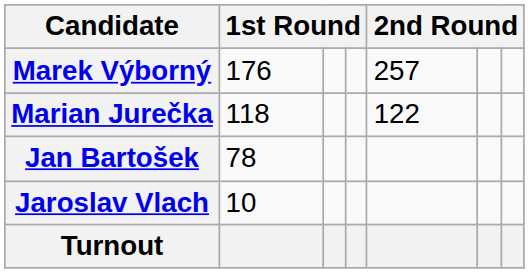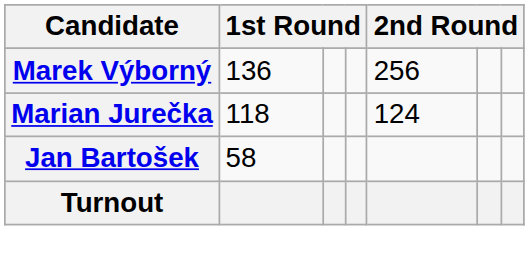(249, 70) 176 -> (249, 70) 136
(397, 70) 257 -> (397, 70) 256
(397, 114) 122 -> (397, 114) 124
(241, 158) 78 -> (241, 158) 58
- row: (112, 202)
